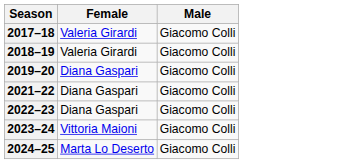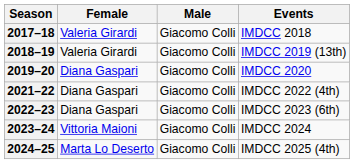+ column: (294, 14)
